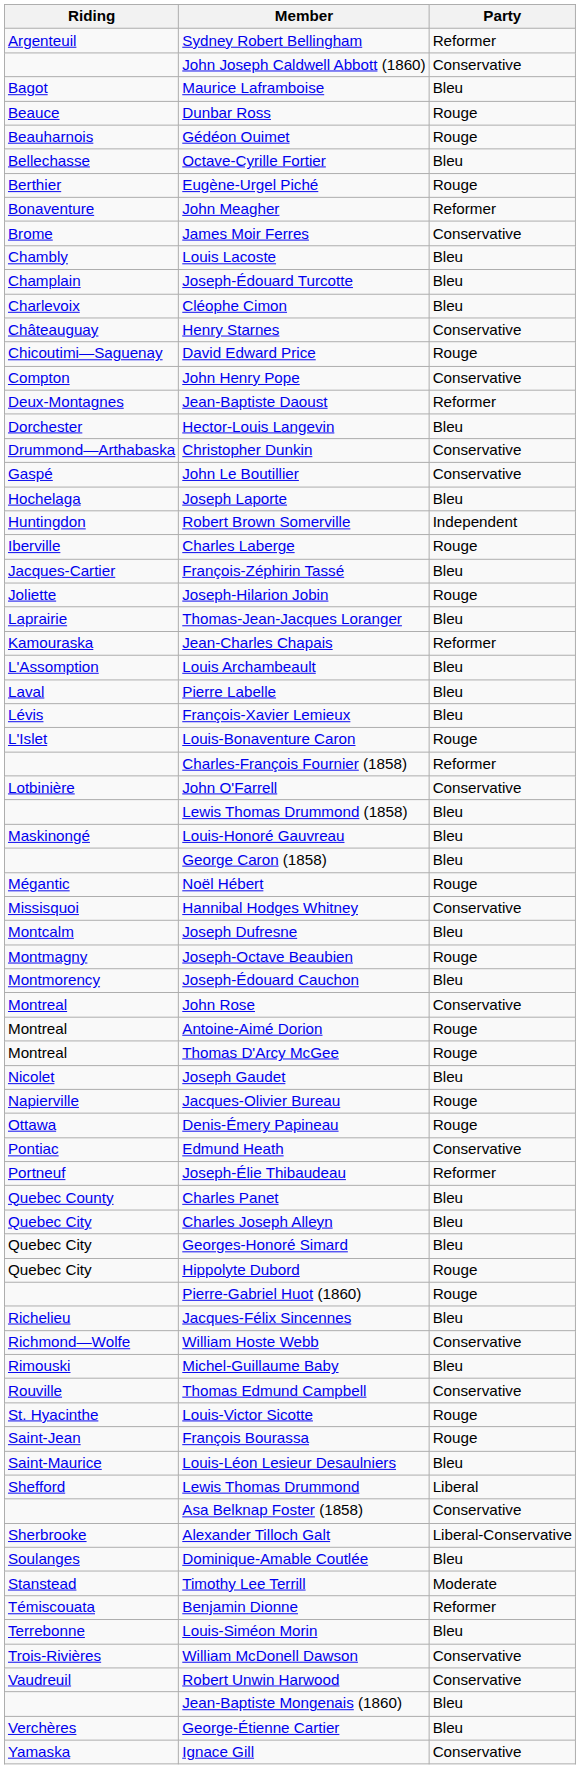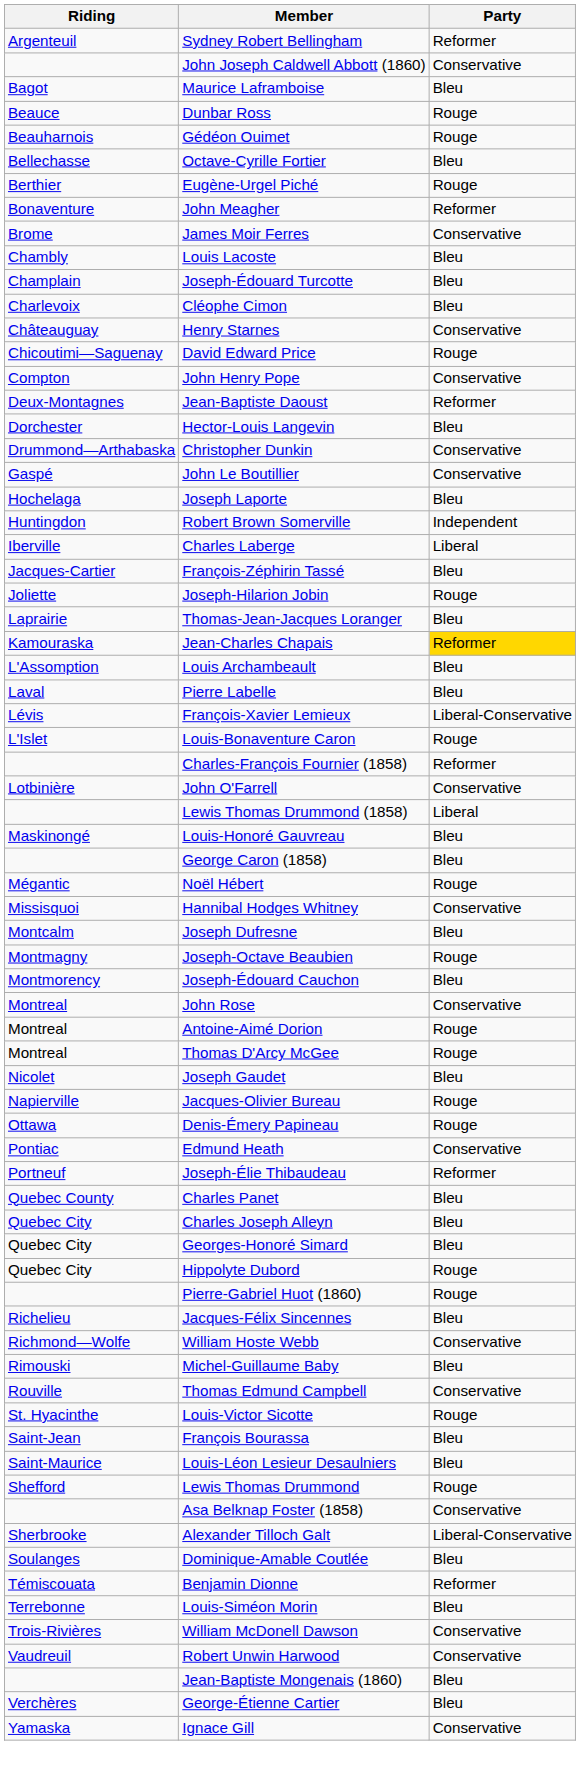(455, 546) Rouge -> (455, 546) Liberal
(464, 643) no background -> (464, 643) gold background
(448, 715) Bleu -> (502, 715) Liberal-Conservative
(448, 812) Bleu -> (455, 812) Liberal
(455, 1438) Rouge -> (448, 1438) Bleu
(455, 1487) Liberal -> (455, 1487) Rouge
- row: (244, 1583)
